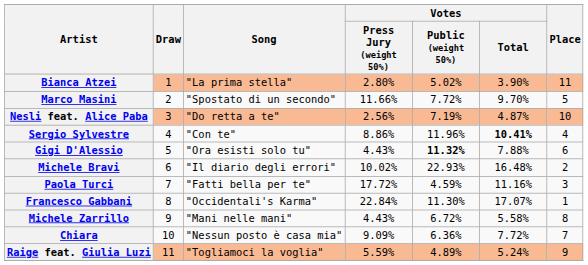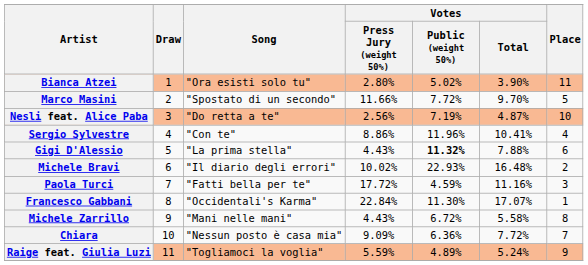(239, 83) "La prima stella" -> (248, 83) "Ora esisti solo tu"
(513, 134) bold -> (513, 134) normal
(248, 151) "Ora esisti solo tu" -> (239, 151) "La prima stella"
